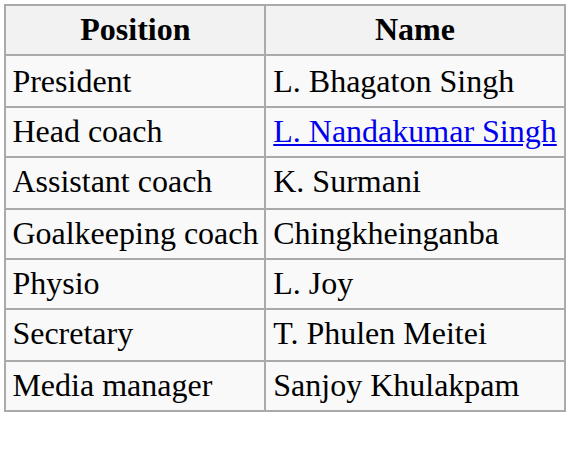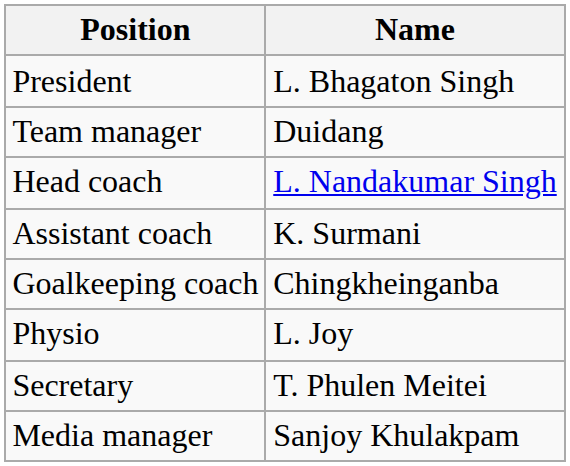+ row: (107, 131)
